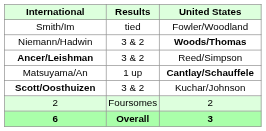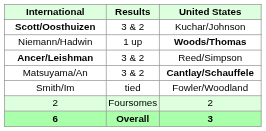rows swapped: (55, 88) <-> (55, 27)
(133, 42) 3 & 2 -> (133, 42) 1 up
(133, 73) 1 up -> (133, 73) 3 & 2
